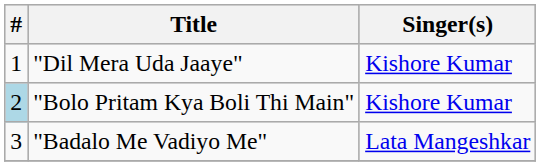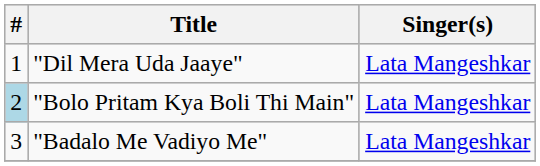(439, 63) Kishore Kumar -> (448, 63) Lata Mangeshkar
(439, 102) Kishore Kumar -> (448, 102) Lata Mangeshkar
